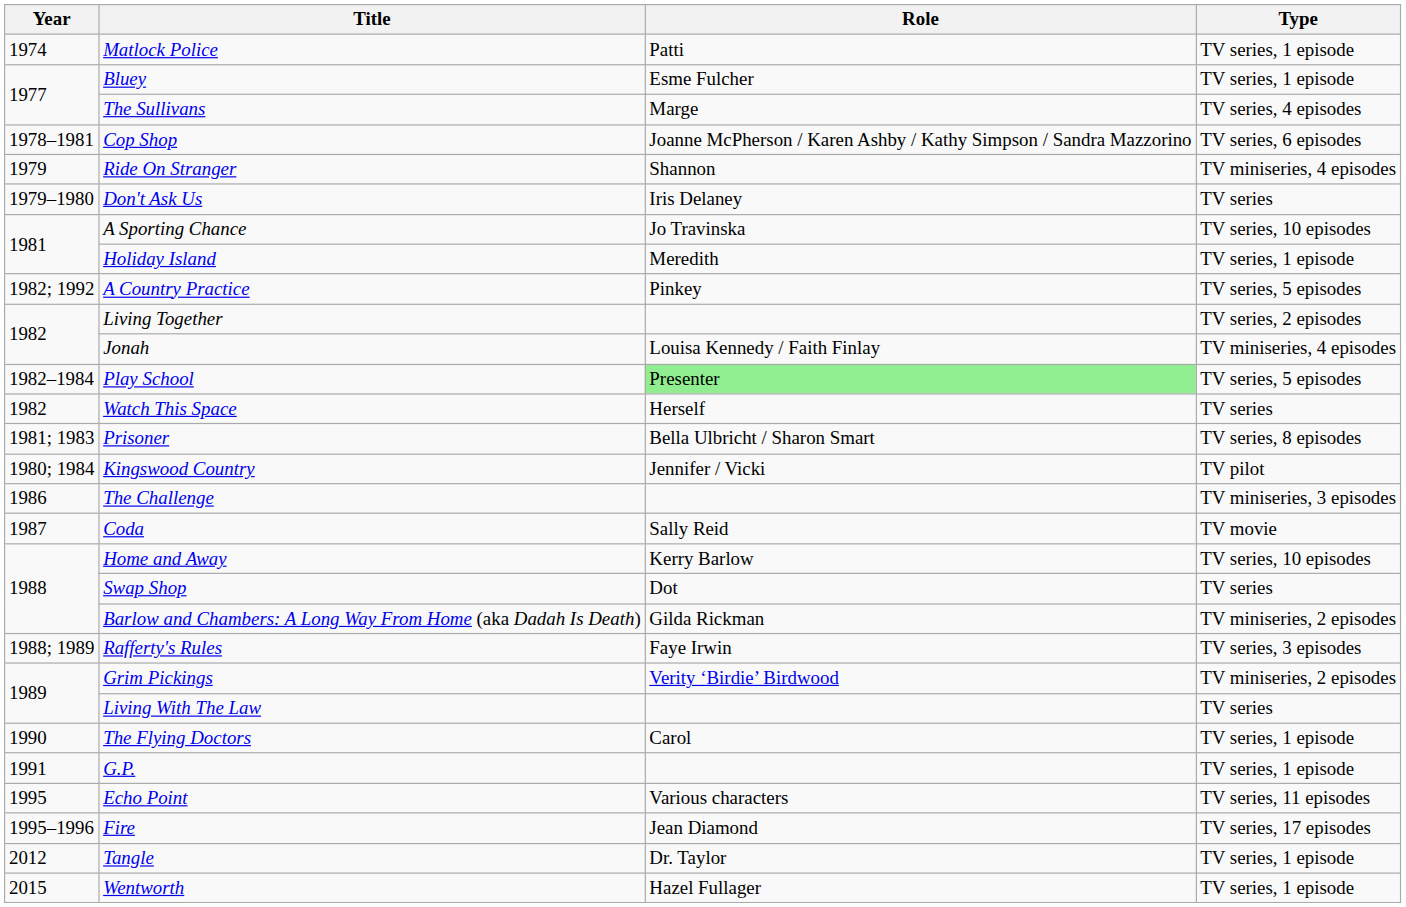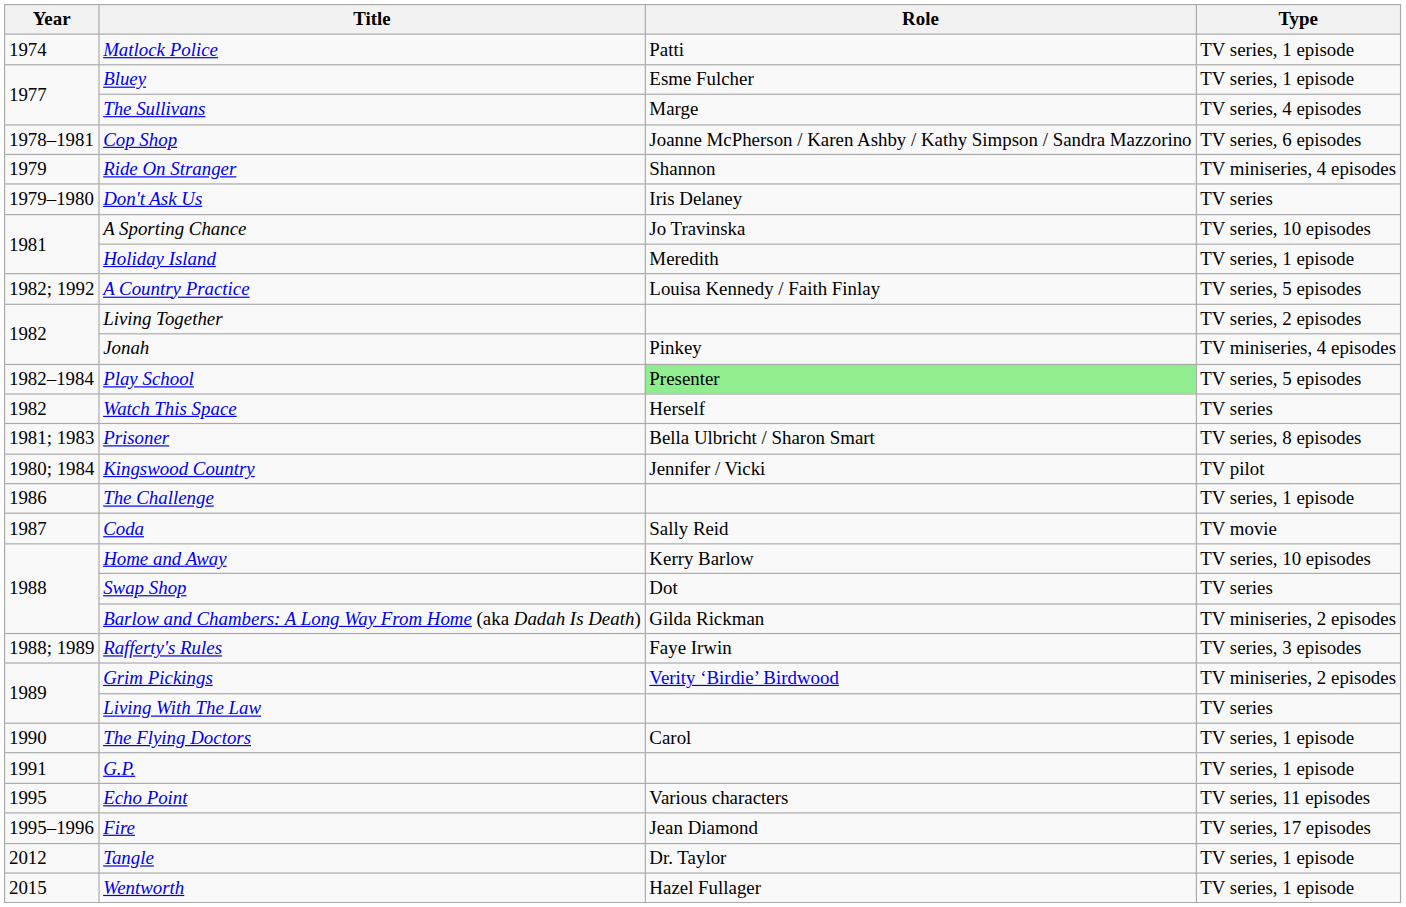(676, 288) Pinkey -> (765, 288) Louisa Kennedy / Faith Finlay
(765, 348) Louisa Kennedy / Faith Finlay -> (676, 348) Pinkey
(1298, 498) TV miniseries, 3 episodes -> (1277, 498) TV series, 1 episode
